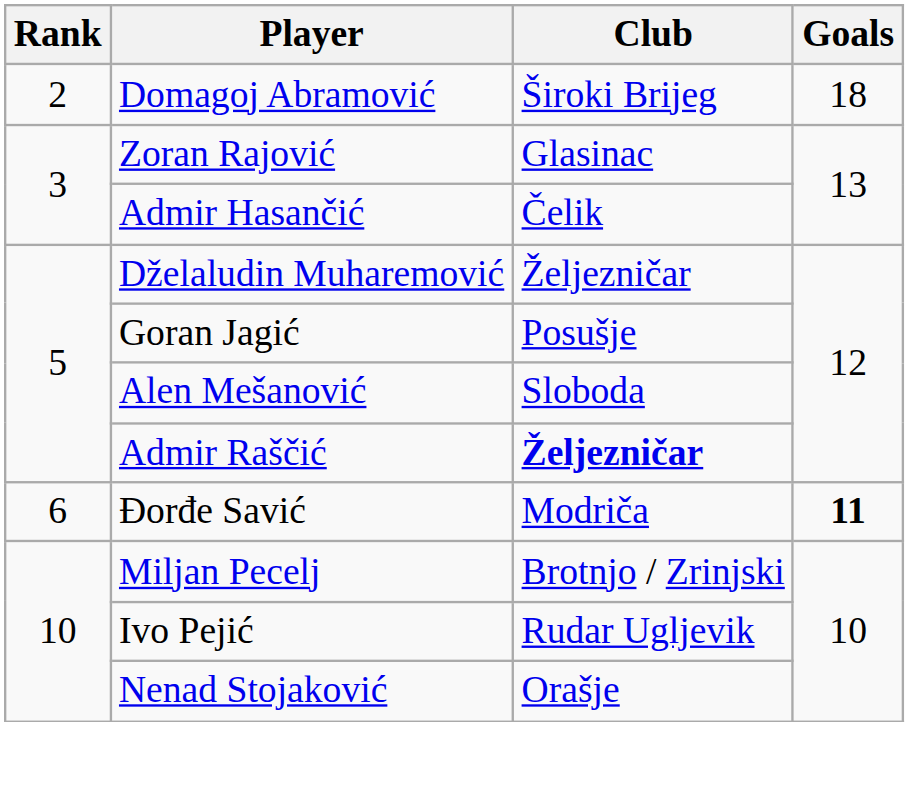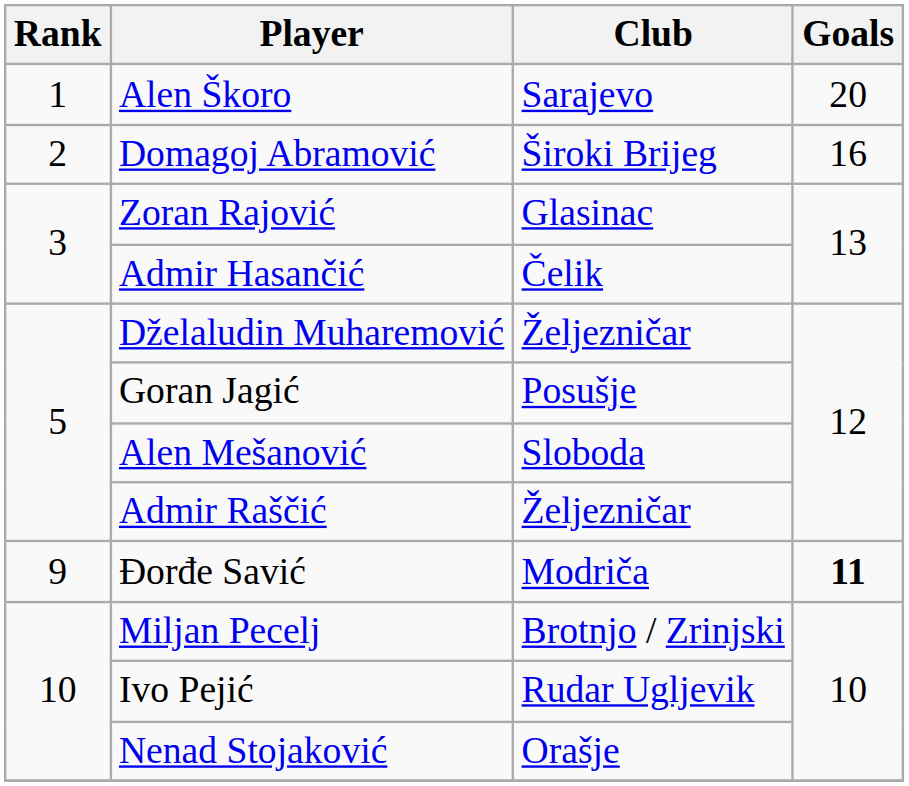+ row: (205, 93)
(848, 93) 18 -> (848, 153) 16
(612, 451) bold -> (606, 511) normal
(58, 511) 6 -> (58, 570) 9
